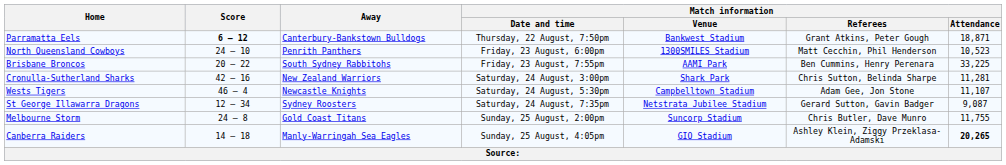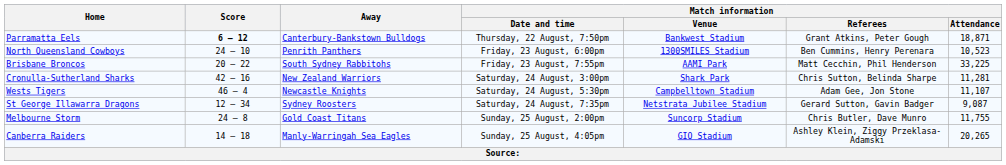(867, 51) Matt Cecchin, Phil Henderson -> (867, 51) Ben Cummins, Henry Perenara
(867, 64) Ben Cummins, Henry Perenara -> (867, 64) Matt Cecchin, Phil Henderson
(975, 136) bold -> (975, 136) normal
